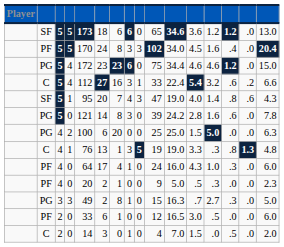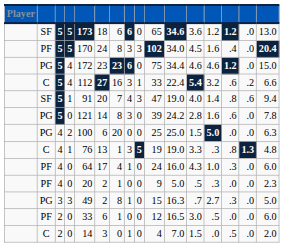(87, 99) 95 -> (87, 99) 91
(270, 99) 4.3 -> (270, 99) 9.4
